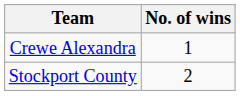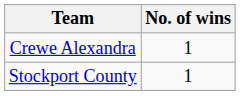(188, 76) 2 -> (188, 76) 1
